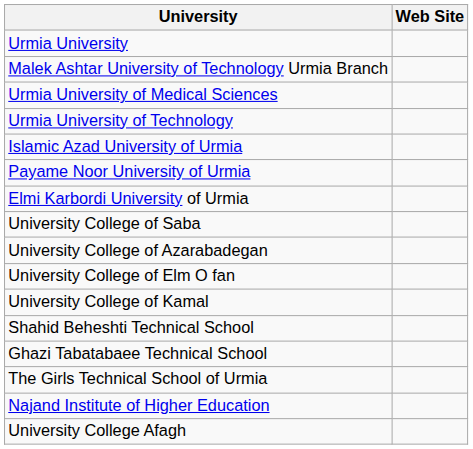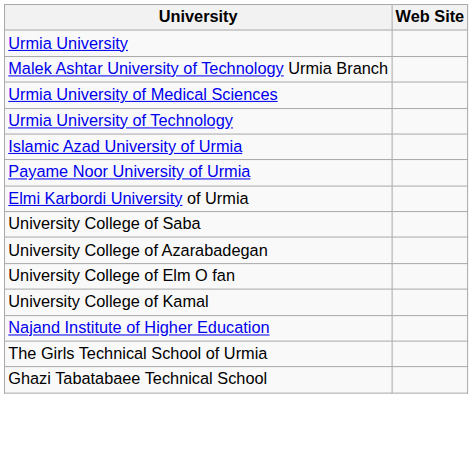- row: (131, 328)
rows swapped: (138, 353) <-> (139, 405)
- row: (97, 431)
